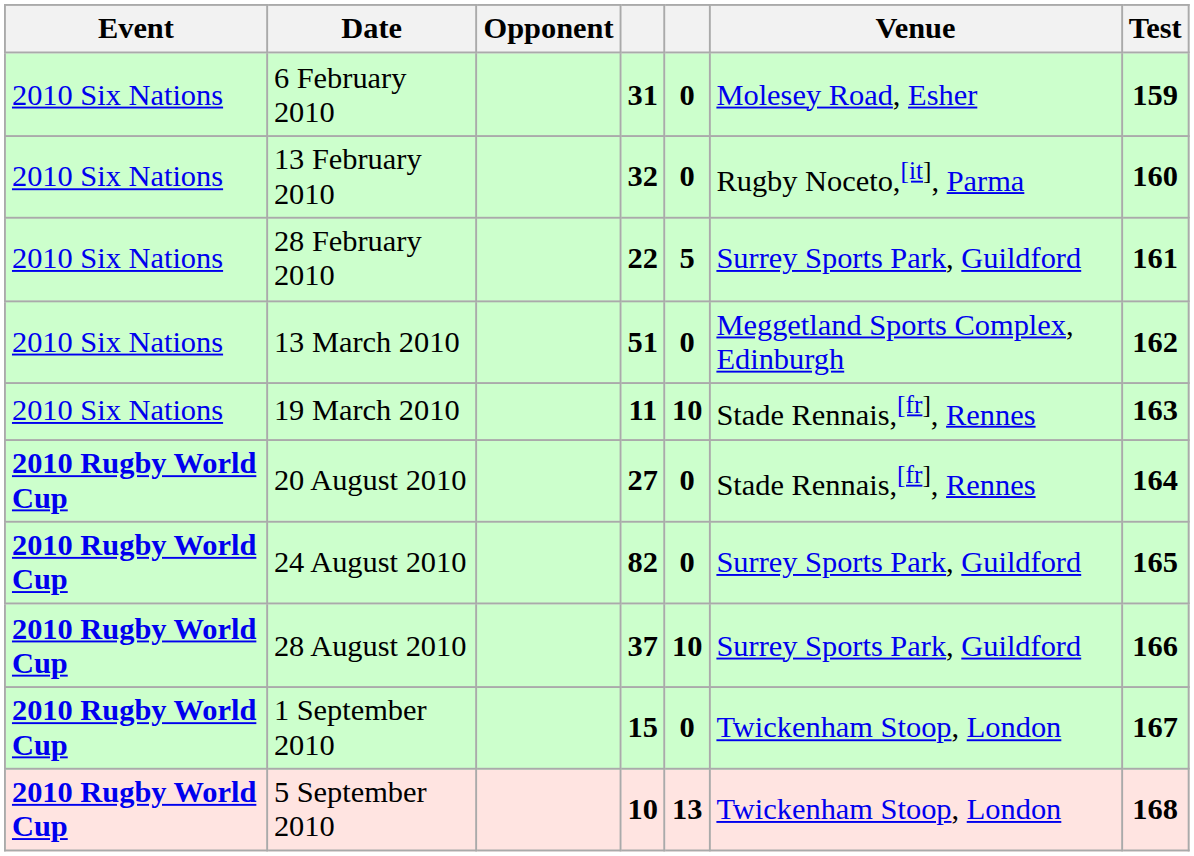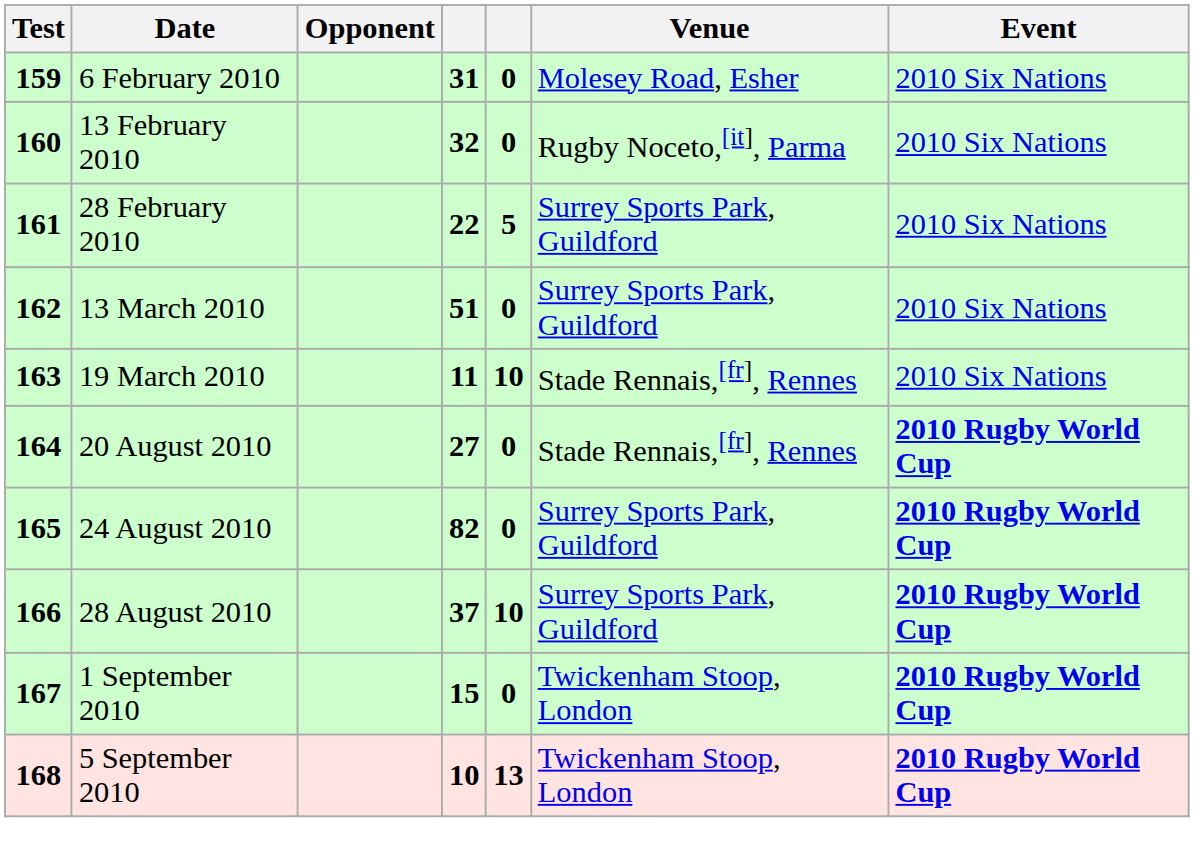columns swapped: (1155, 28) <-> (136, 28)
(895, 341) Meggetland Sports Complex, Edinburgh -> (656, 306) Surrey Sports Park, Guildford
